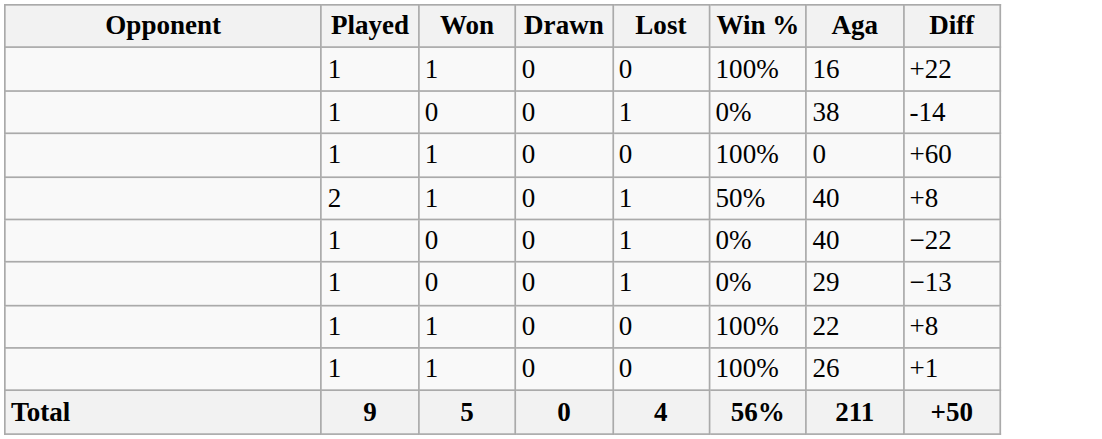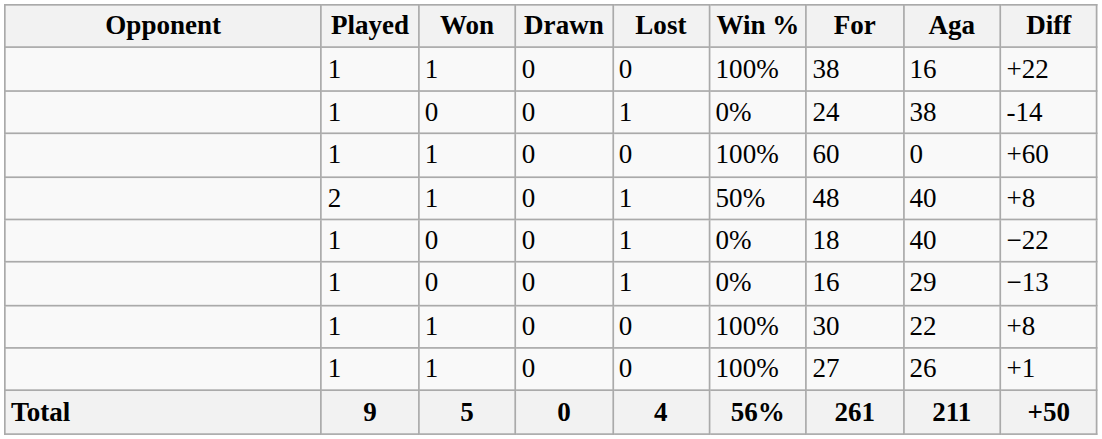+ column: (855, 25)
